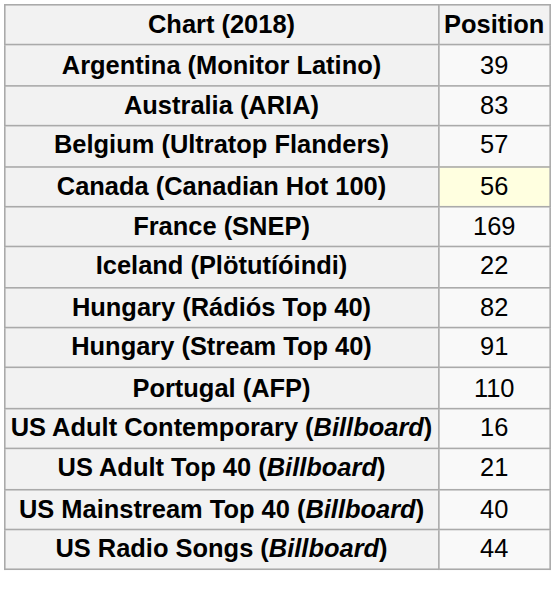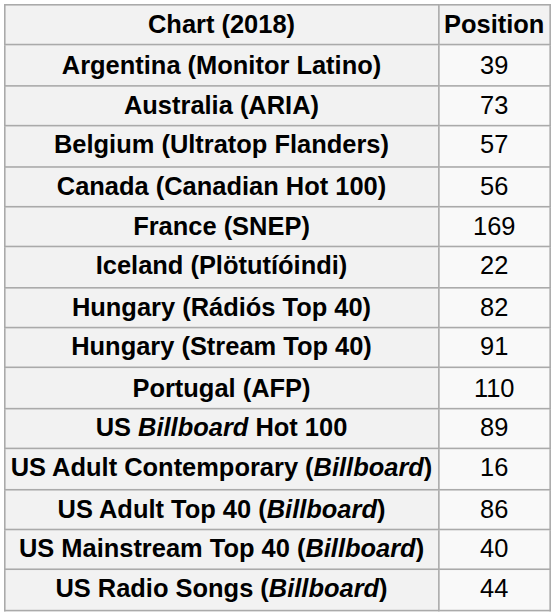(494, 105) 83 -> (494, 105) 73
(494, 186) lightyellow background -> (494, 186) no background
+ row: (221, 428)
(494, 468) 21 -> (494, 508) 86
